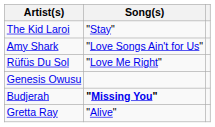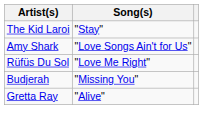- row: (44, 79)
(122, 96) bold -> (106, 79) normal
